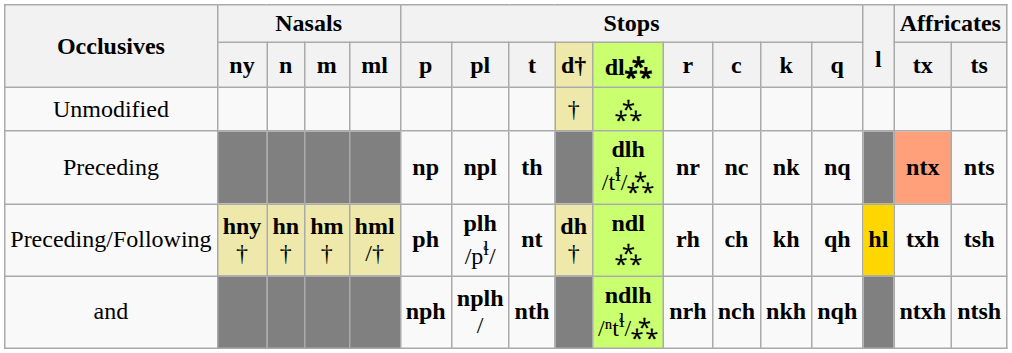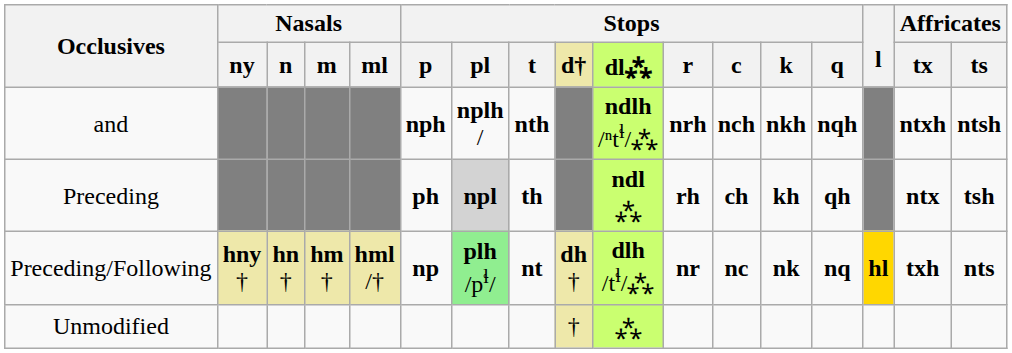rows swapped: (111, 108) <-> (111, 311)
(426, 167) np -> (426, 195) ph
(480, 167) no background -> (480, 195) lightgrey background
(628, 166) dlh /tɬ/⁂ -> (628, 194) ndl ⁂
(688, 167) nr -> (688, 195) rh
(736, 167) nc -> (736, 195) ch
(786, 167) nk -> (786, 195) kh
(837, 167) nq -> (837, 195) qh
(923, 167) lightsalmon background -> (923, 195) no background
(979, 167) nts -> (979, 195) tsh
(426, 239) ph -> (426, 267) np
(480, 239) no background -> (480, 267) lightgreen background
(628, 238) ndl ⁂ -> (628, 266) dlh /tɬ/⁂
(688, 239) rh -> (688, 267) nr
(736, 239) ch -> (736, 267) nc
(786, 239) kh -> (786, 267) nk
(837, 239) qh -> (837, 267) nq
(979, 239) tsh -> (979, 267) nts
